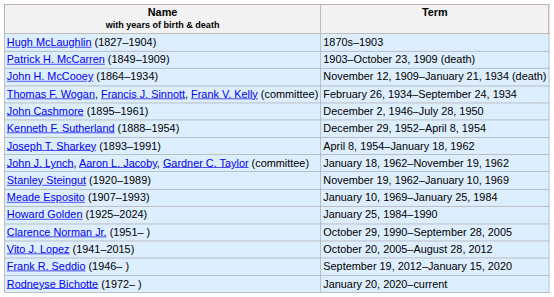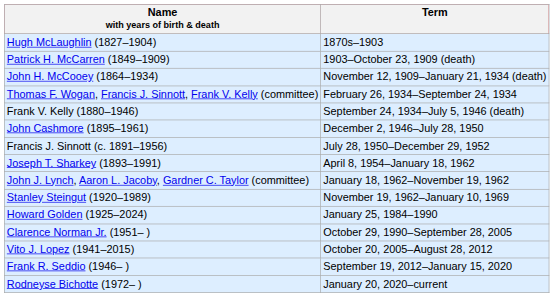+ row: (73, 111)
+ row: (87, 146)
- row: (93, 128)
- row: (78, 197)
